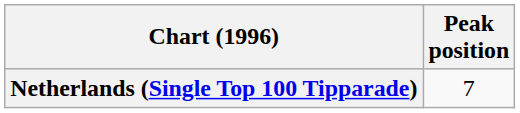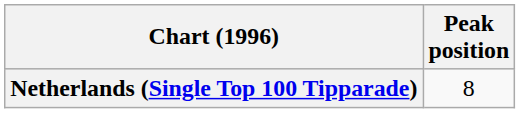(469, 88) 7 -> (469, 88) 8
